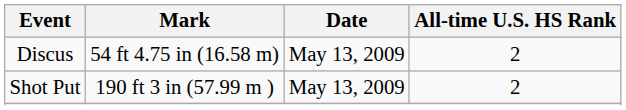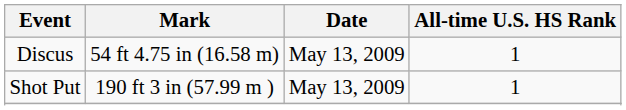(515, 53) 2 -> (515, 53) 1
(515, 86) 2 -> (515, 86) 1
